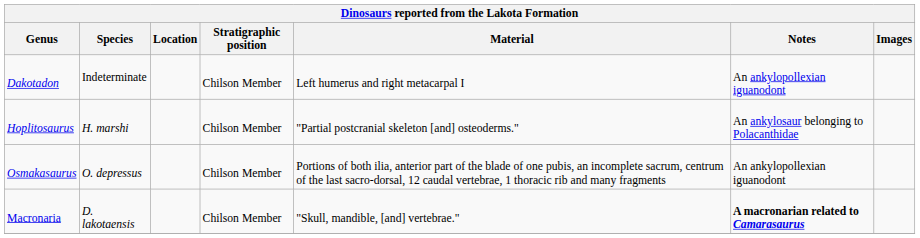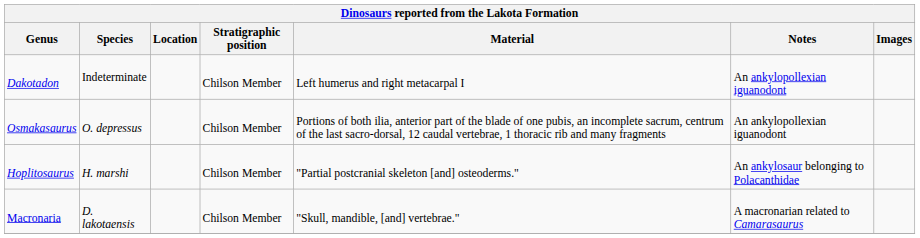rows swapped: (40, 128) <-> (42, 173)
(796, 218) bold -> (792, 218) normal
